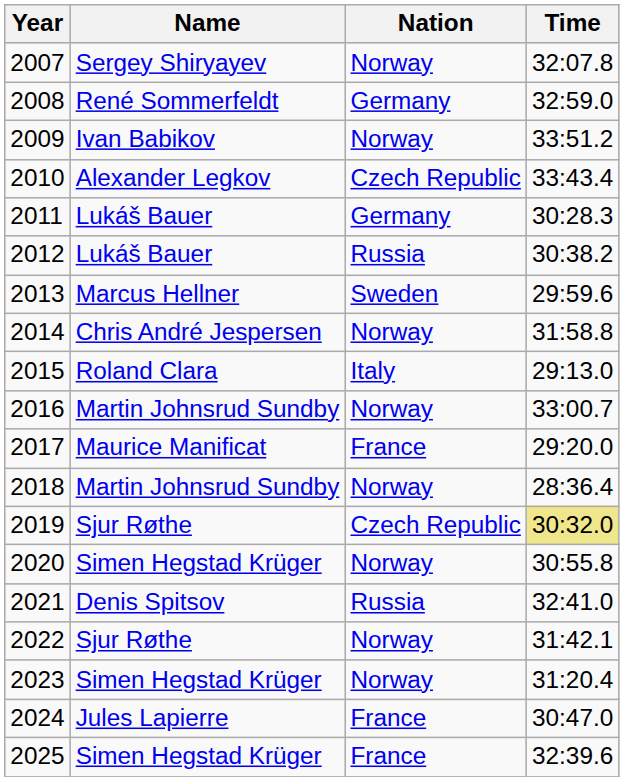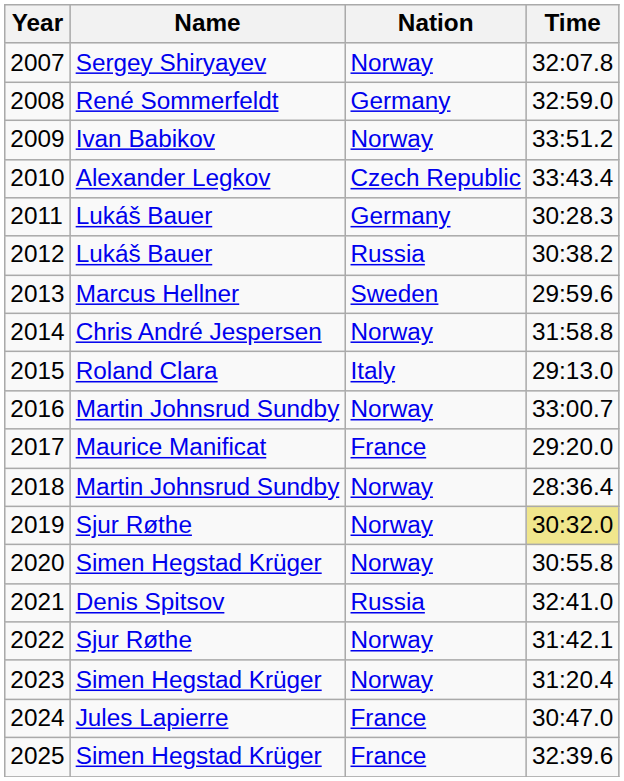(436, 525) Czech Republic -> (392, 525) Norway
